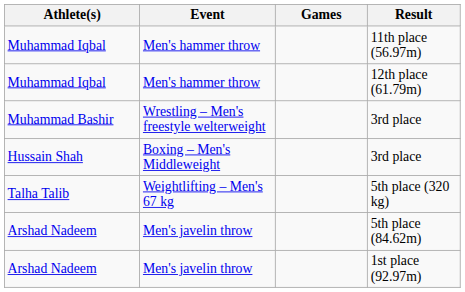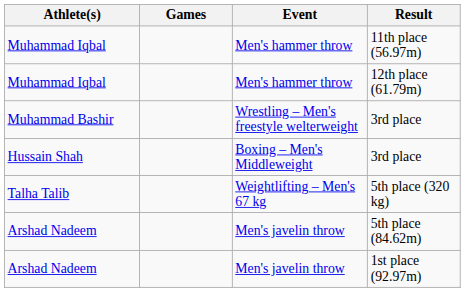columns swapped: (207, 15) <-> (321, 15)
